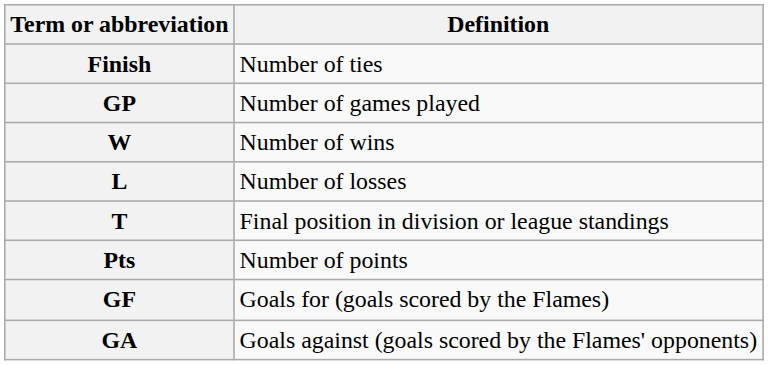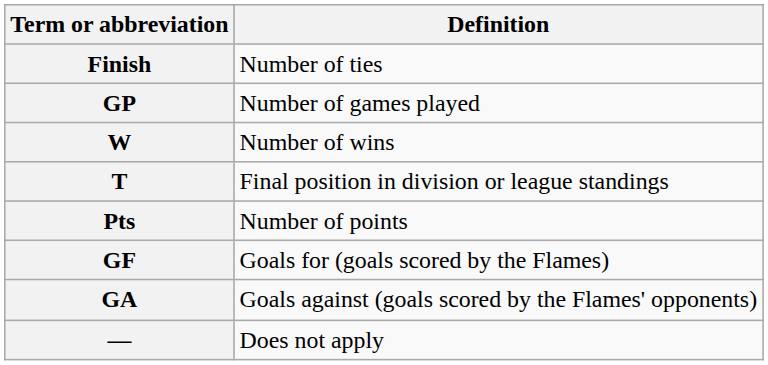- row: (119, 181)
+ row: (119, 339)
